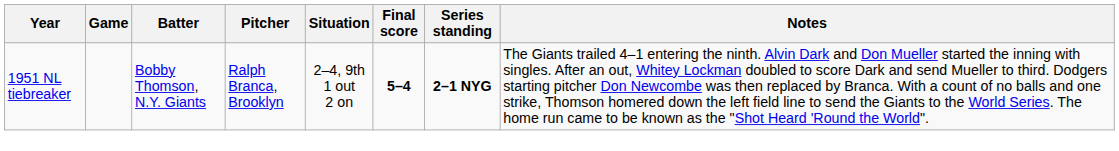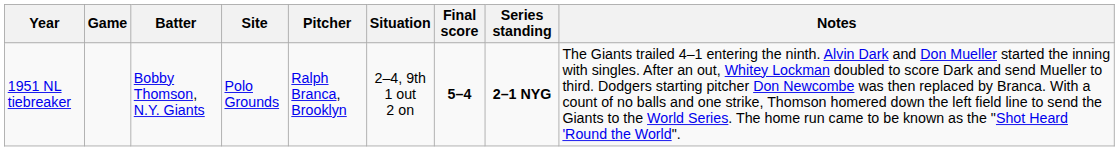+ column: (255, 23)
